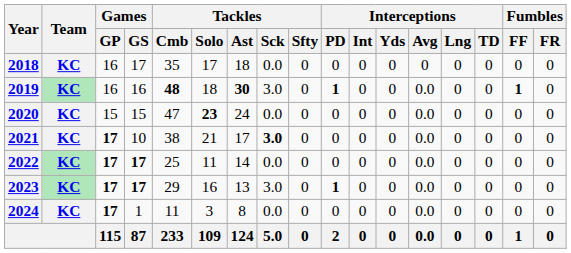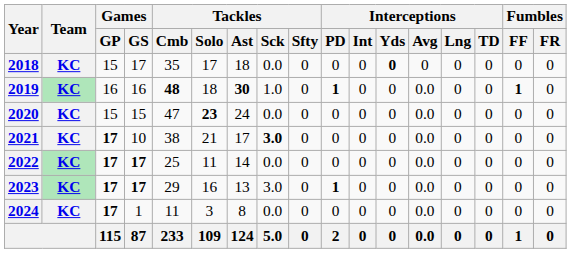(110, 65) 16 -> (110, 65) 15
(392, 65) normal -> (392, 65) bold
(273, 89) 3.0 -> (273, 89) 1.0
